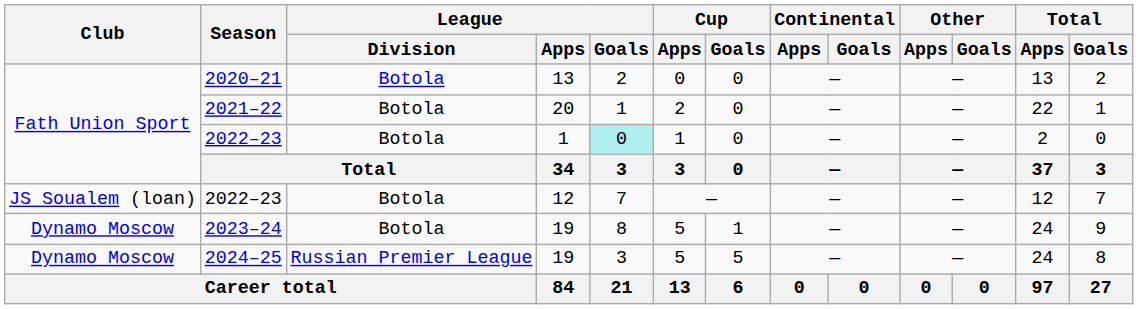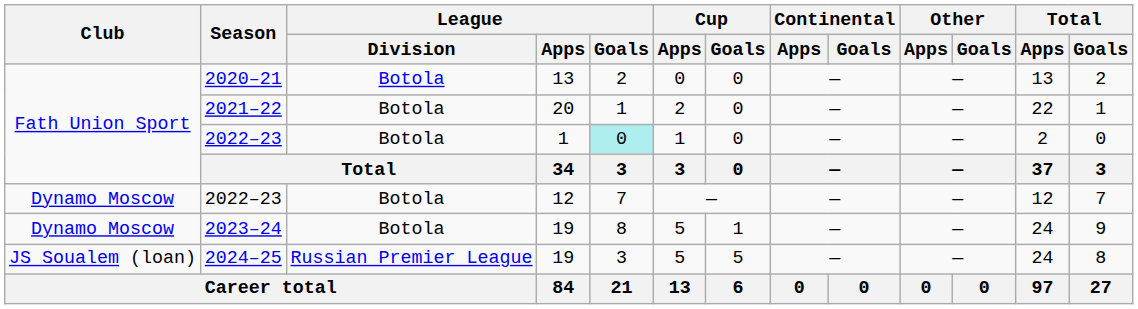(103, 199) JS Soualem (loan) -> (103, 199) Dynamo Moscow
(103, 259) Dynamo Moscow -> (103, 259) JS Soualem (loan)
